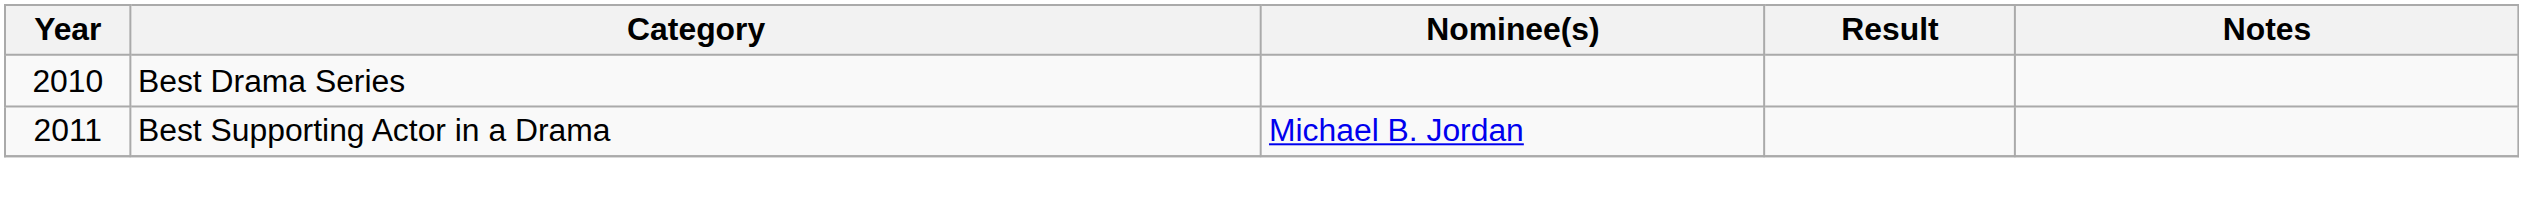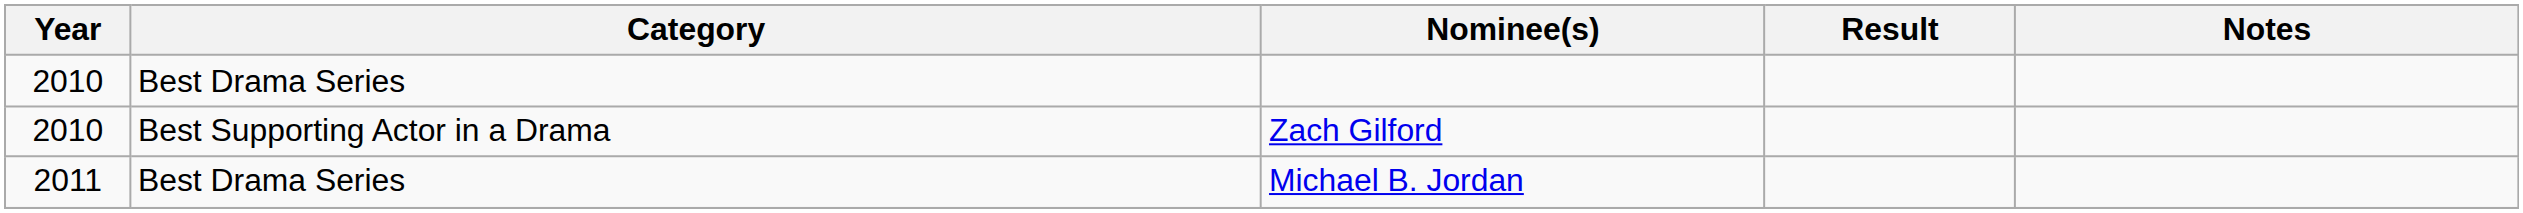+ row: (68, 130)
(374, 130) Best Supporting Actor in a Drama -> (272, 181) Best Drama Series
